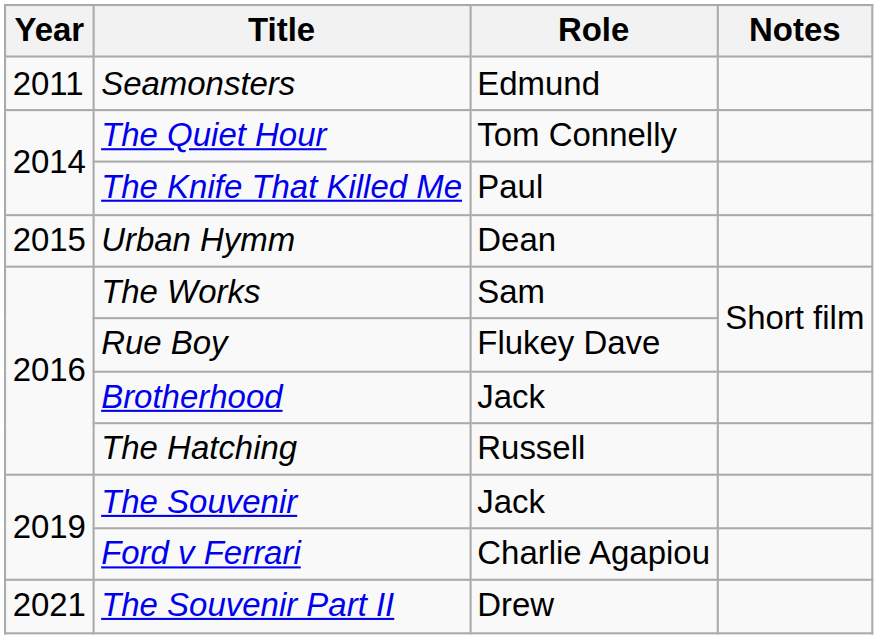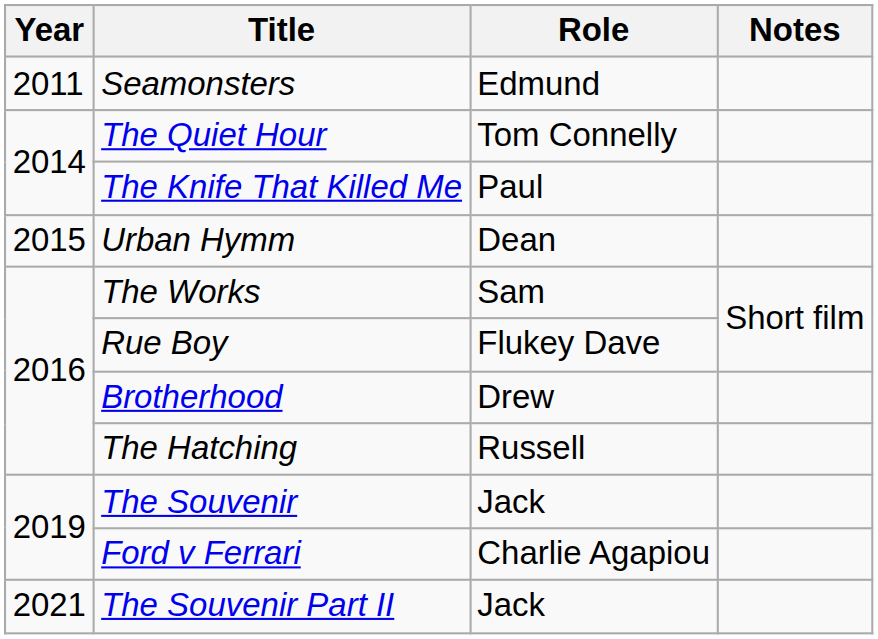(511, 396) Jack -> (516, 396) Drew
(516, 605) Drew -> (511, 605) Jack
